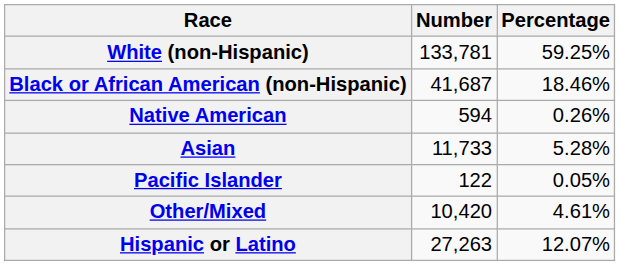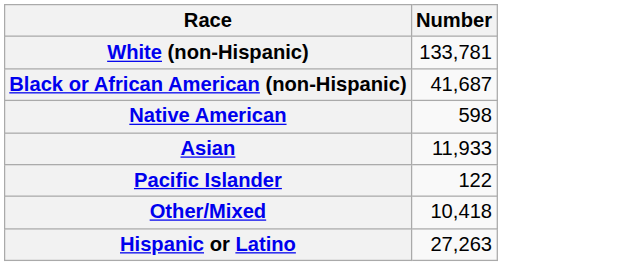- column: (556, 20)
(475, 116) 594 -> (475, 116) 598
(462, 148) 11,733 -> (462, 148) 11,933
(461, 212) 10,420 -> (461, 212) 10,418
